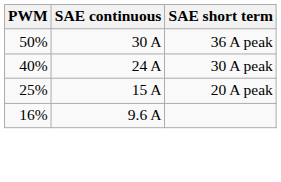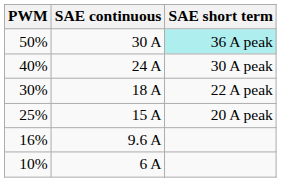(242, 41) no background -> (242, 41) paleturquoise background
+ row: (33, 90)
+ row: (33, 164)
